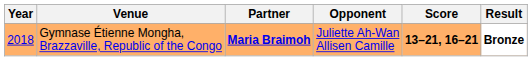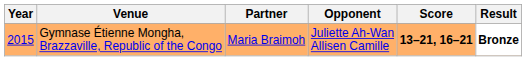(21, 40) 2018 -> (21, 40) 2015
(269, 40) bold -> (266, 40) normal
